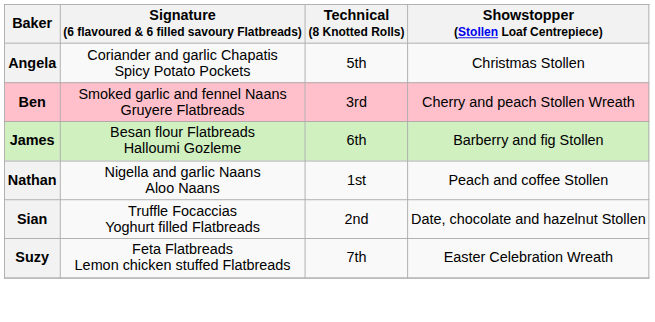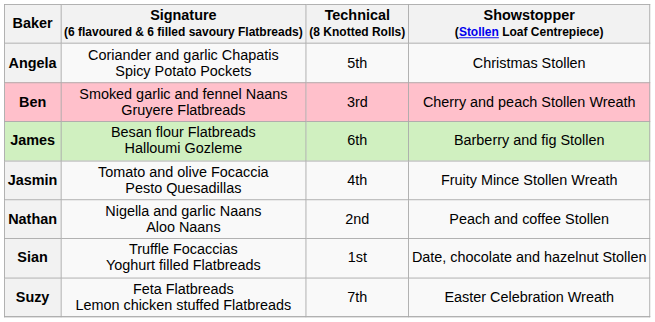+ row: (33, 180)
(356, 180) 1st -> (357, 219) 2nd
(356, 219) 2nd -> (357, 258) 1st
